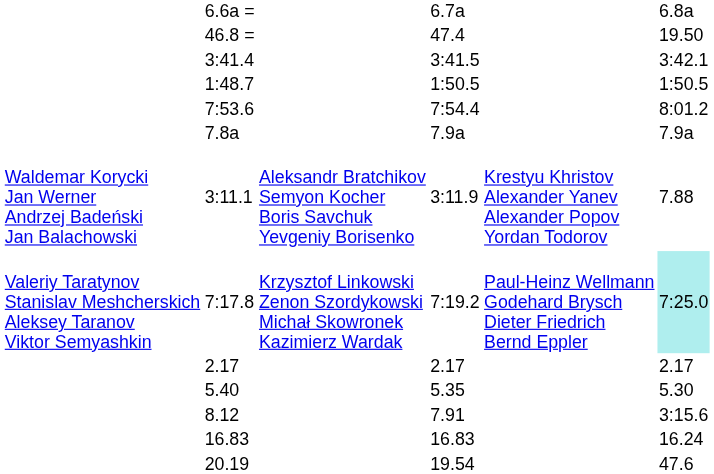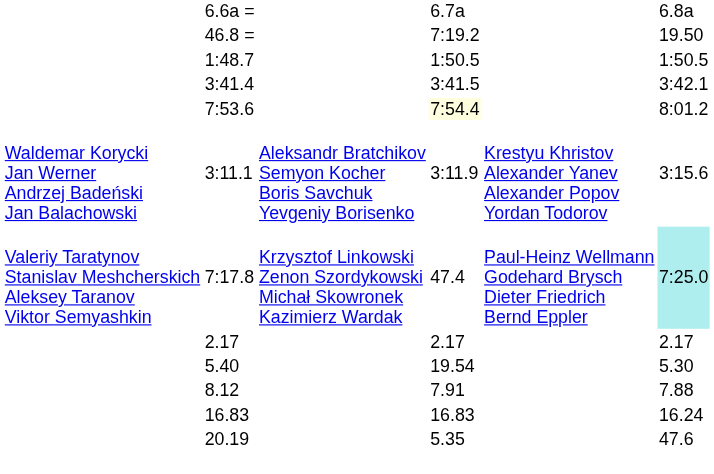(448, 35) 47.4 -> (455, 35) 7:19.2
rows swapped: (229, 84) <-> (229, 60)
(455, 108) no background -> (455, 108) lightyellow background
- row: (222, 133)
(676, 197) 7.88 -> (684, 173) 3:15.6
(455, 302) 7:19.2 -> (448, 277) 47.4
(448, 390) 5.35 -> (452, 366) 19.54
(684, 415) 3:15.6 -> (676, 390) 7.88
(452, 464) 19.54 -> (448, 439) 5.35
